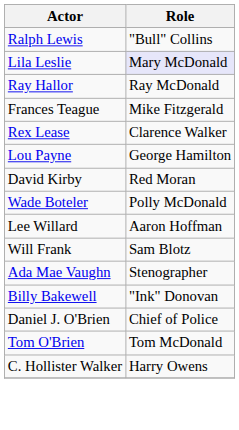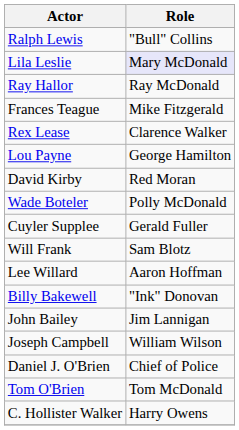+ row: (53, 226)
rows swapped: (43, 226) <-> (40, 249)
- row: (59, 272)
+ row: (43, 319)
+ row: (58, 343)
